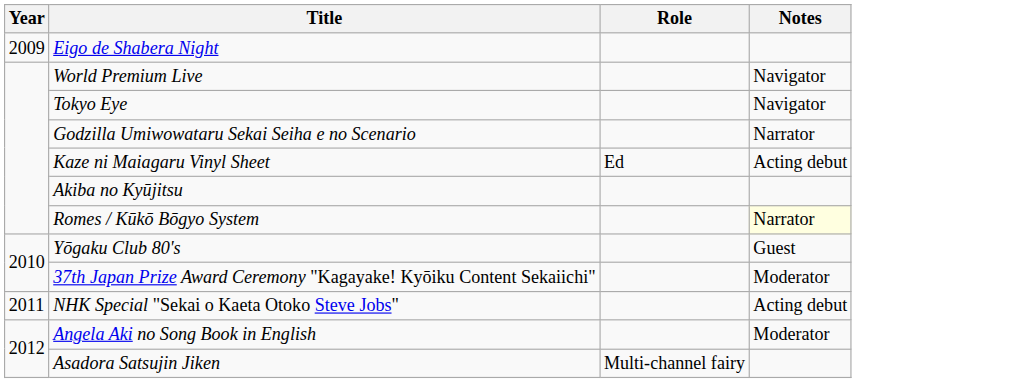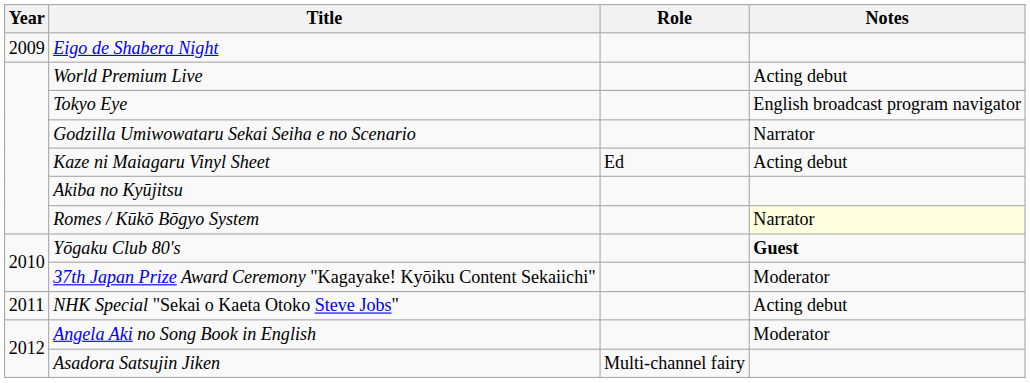(789, 76) Navigator -> (800, 76) Acting debut
(789, 104) Navigator -> (887, 104) English broadcast program navigator
(774, 248) normal -> (776, 248) bold
